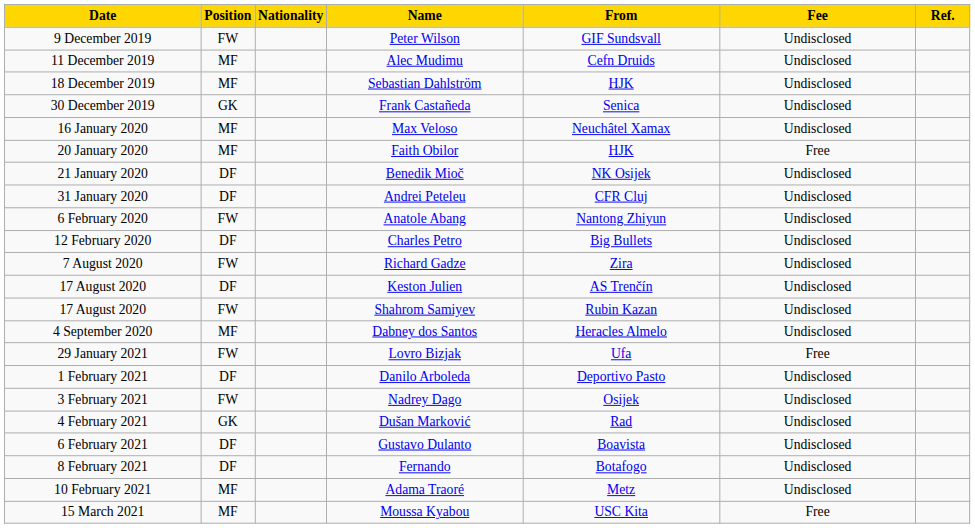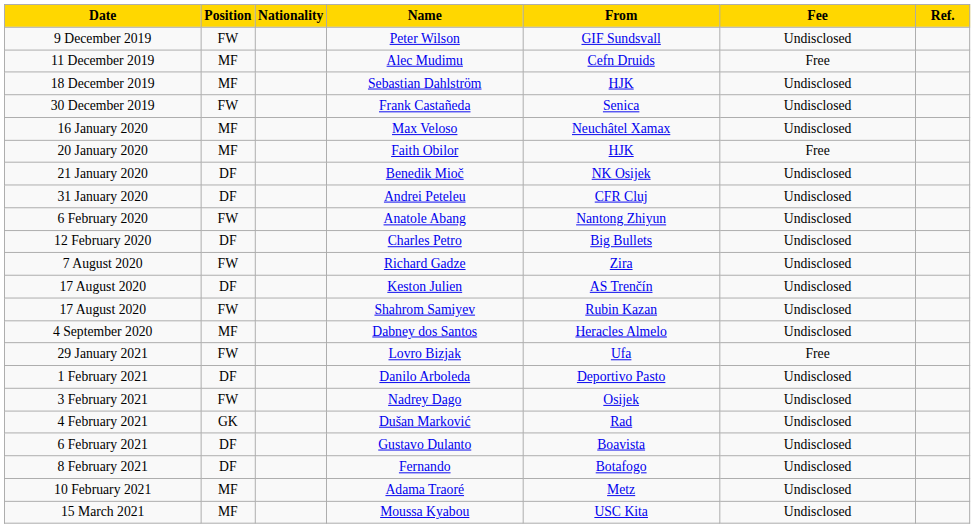(818, 61) Undisclosed -> (818, 61) Free
(228, 106) GK -> (228, 106) FW
(818, 512) Free -> (818, 512) Undisclosed
